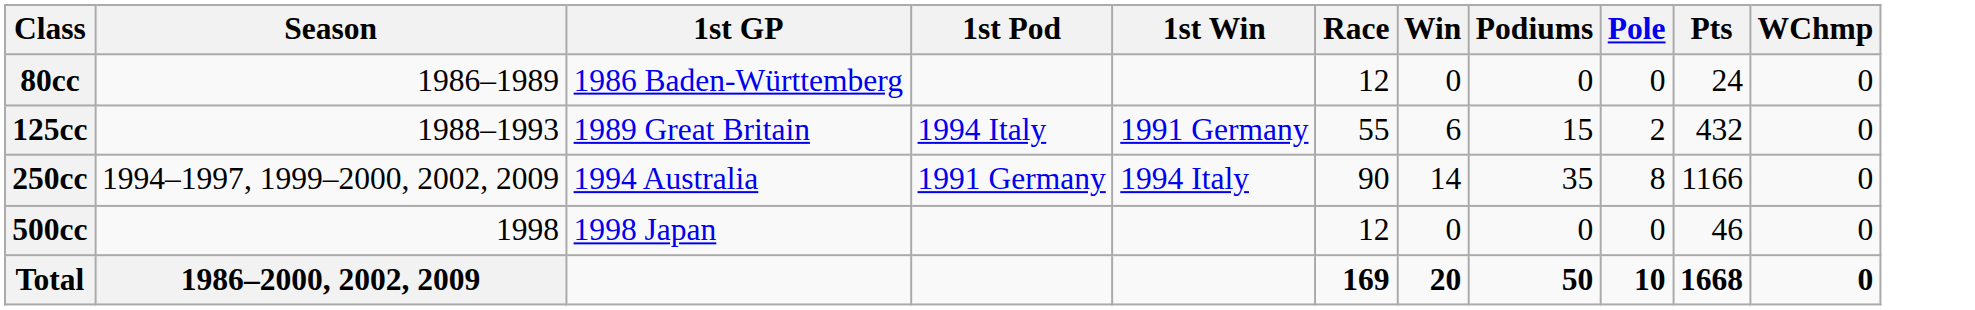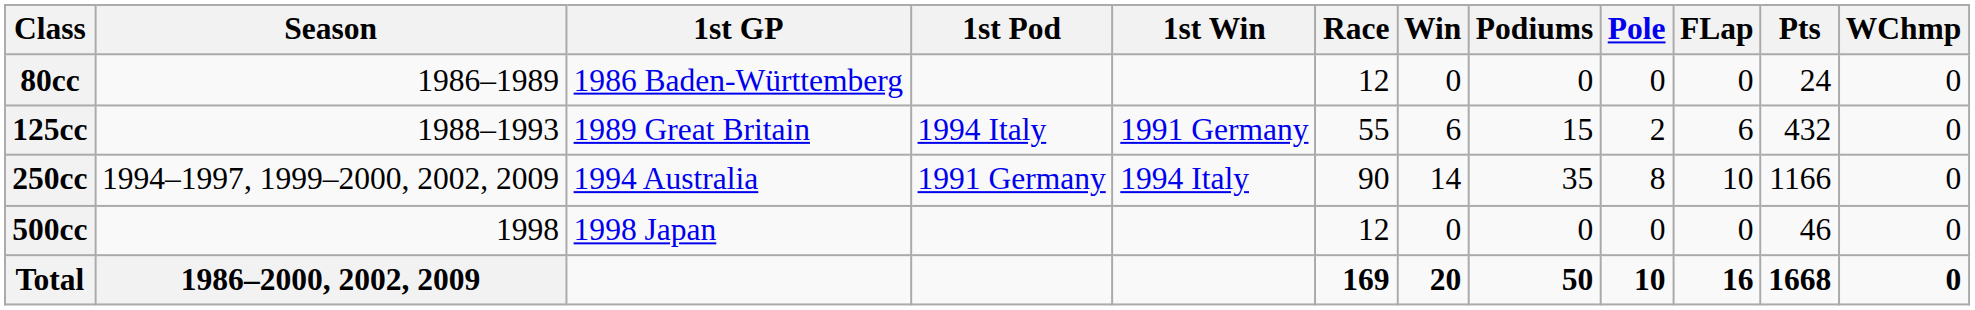+ column: (1717, 29)
